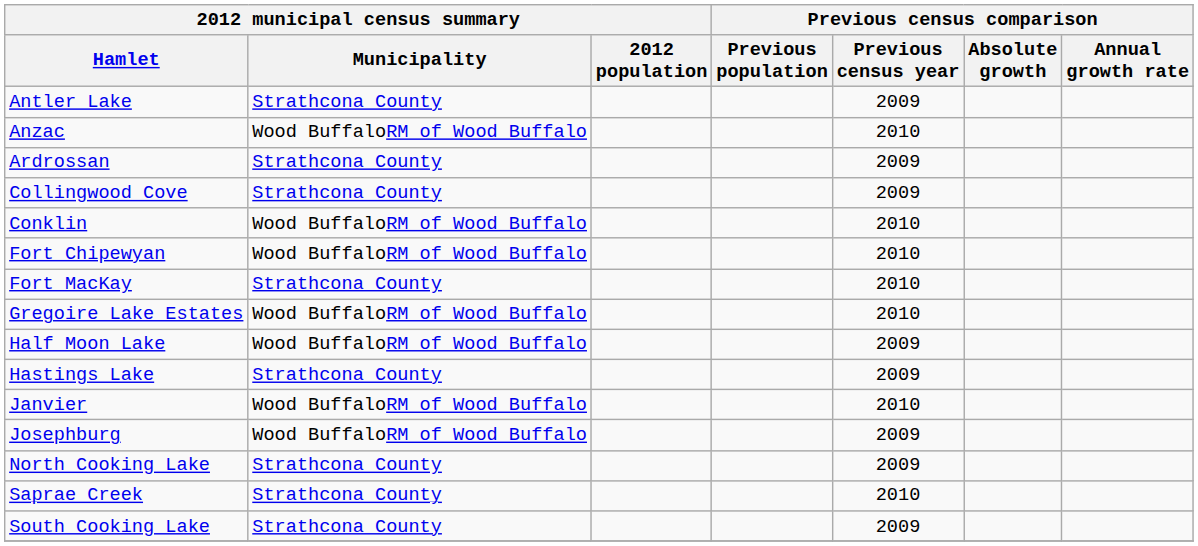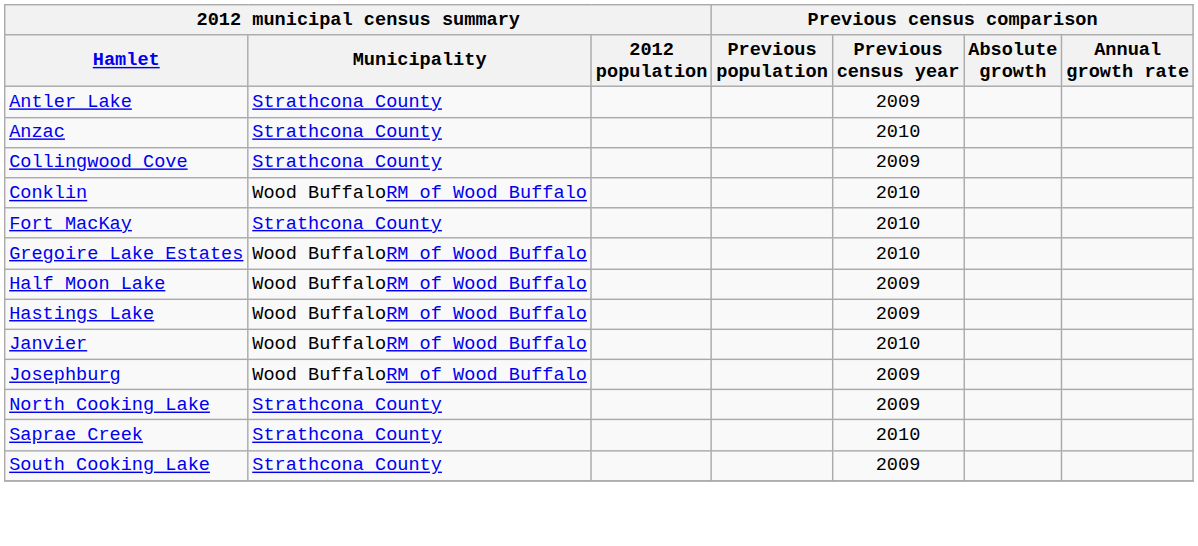(420, 132) Wood BuffaloRM of Wood Buffalo -> (347, 132) Strathcona County
- row: (59, 163)
- row: (87, 253)
(347, 375) Strathcona County -> (420, 314) Wood BuffaloRM of Wood Buffalo
